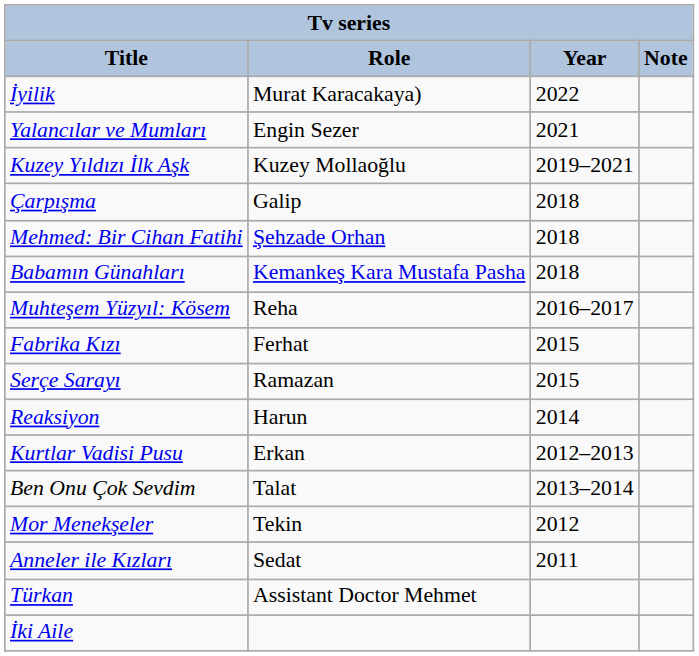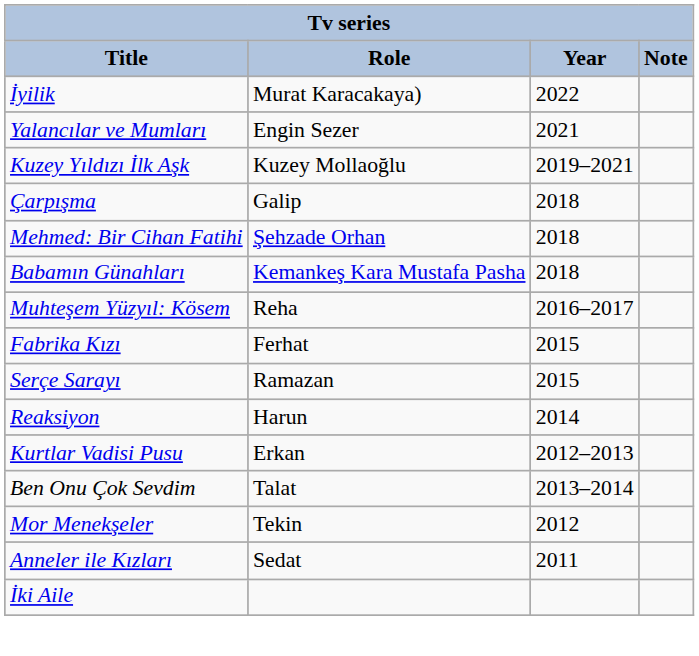- row: (41, 595)
